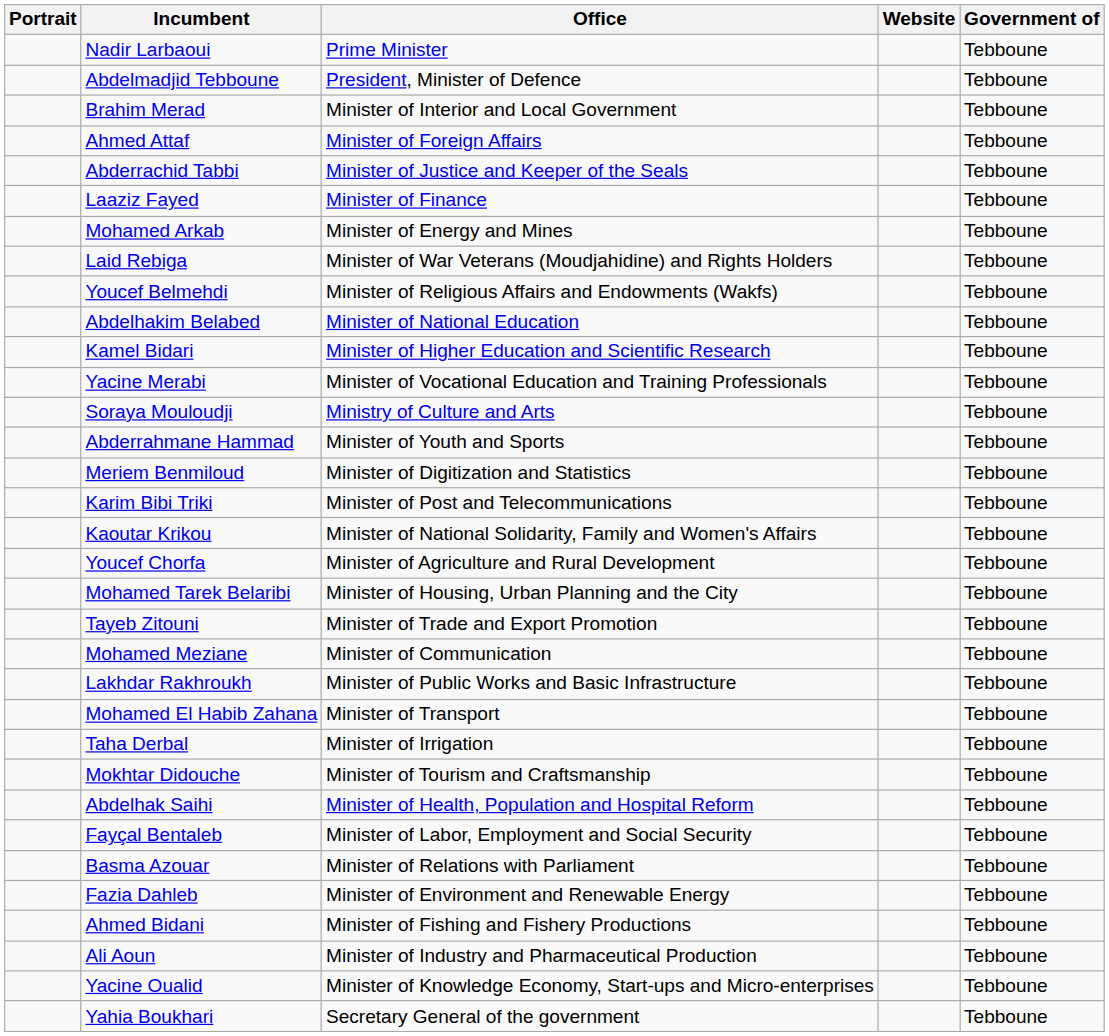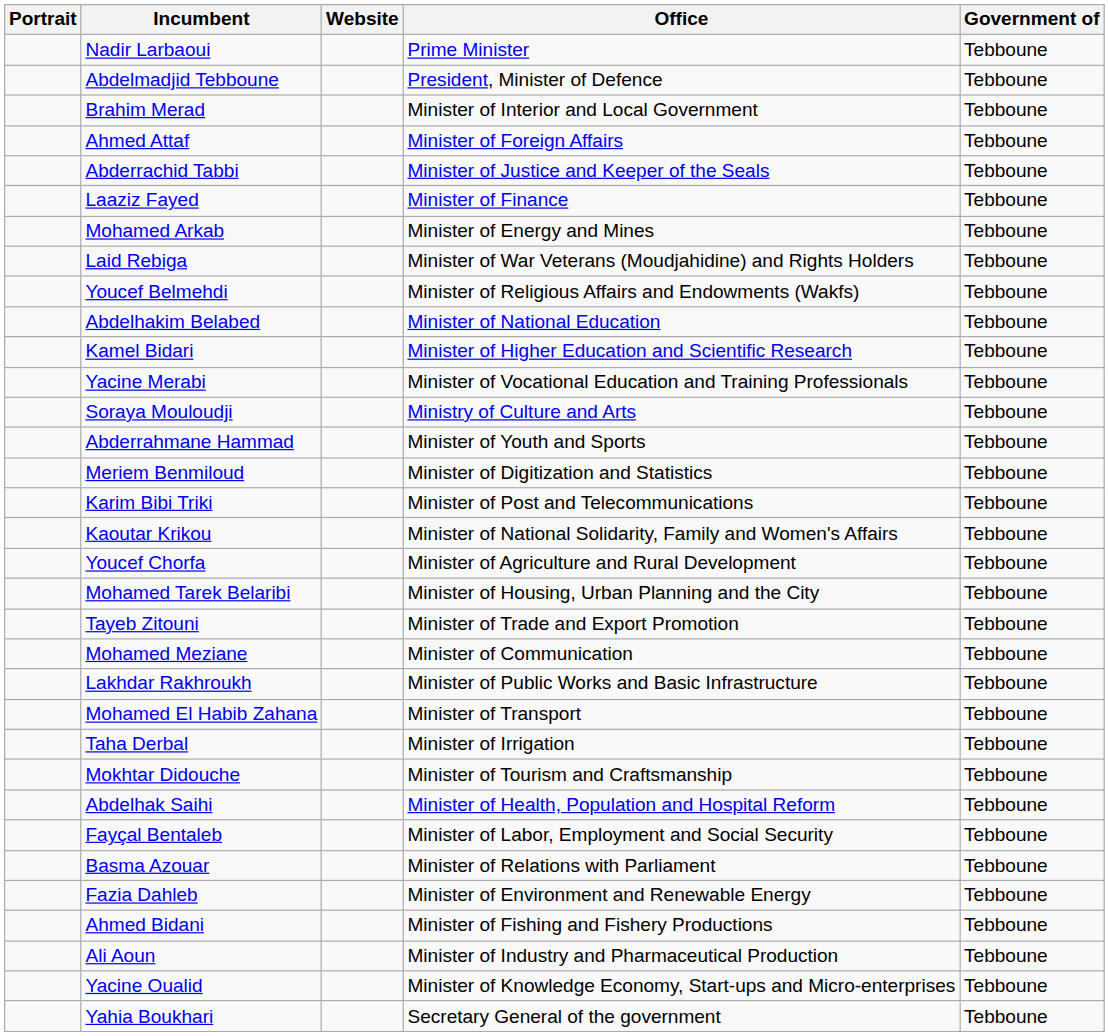columns swapped: (600, 19) <-> (919, 19)
